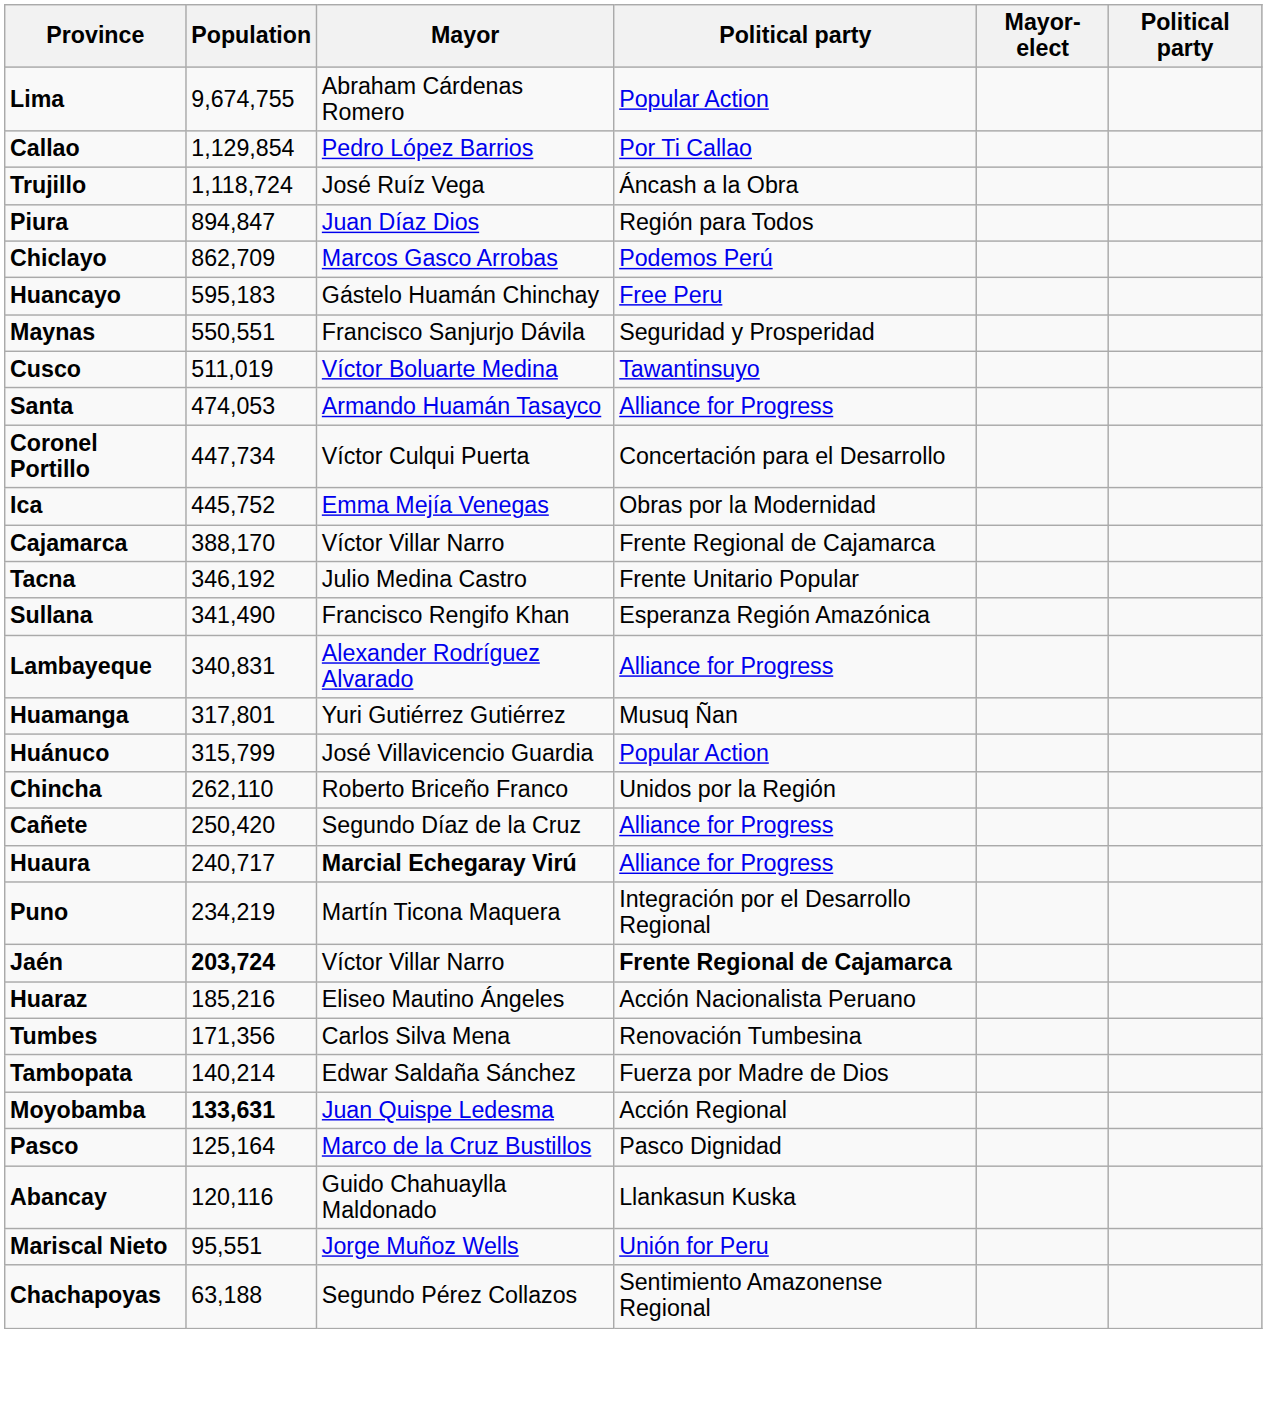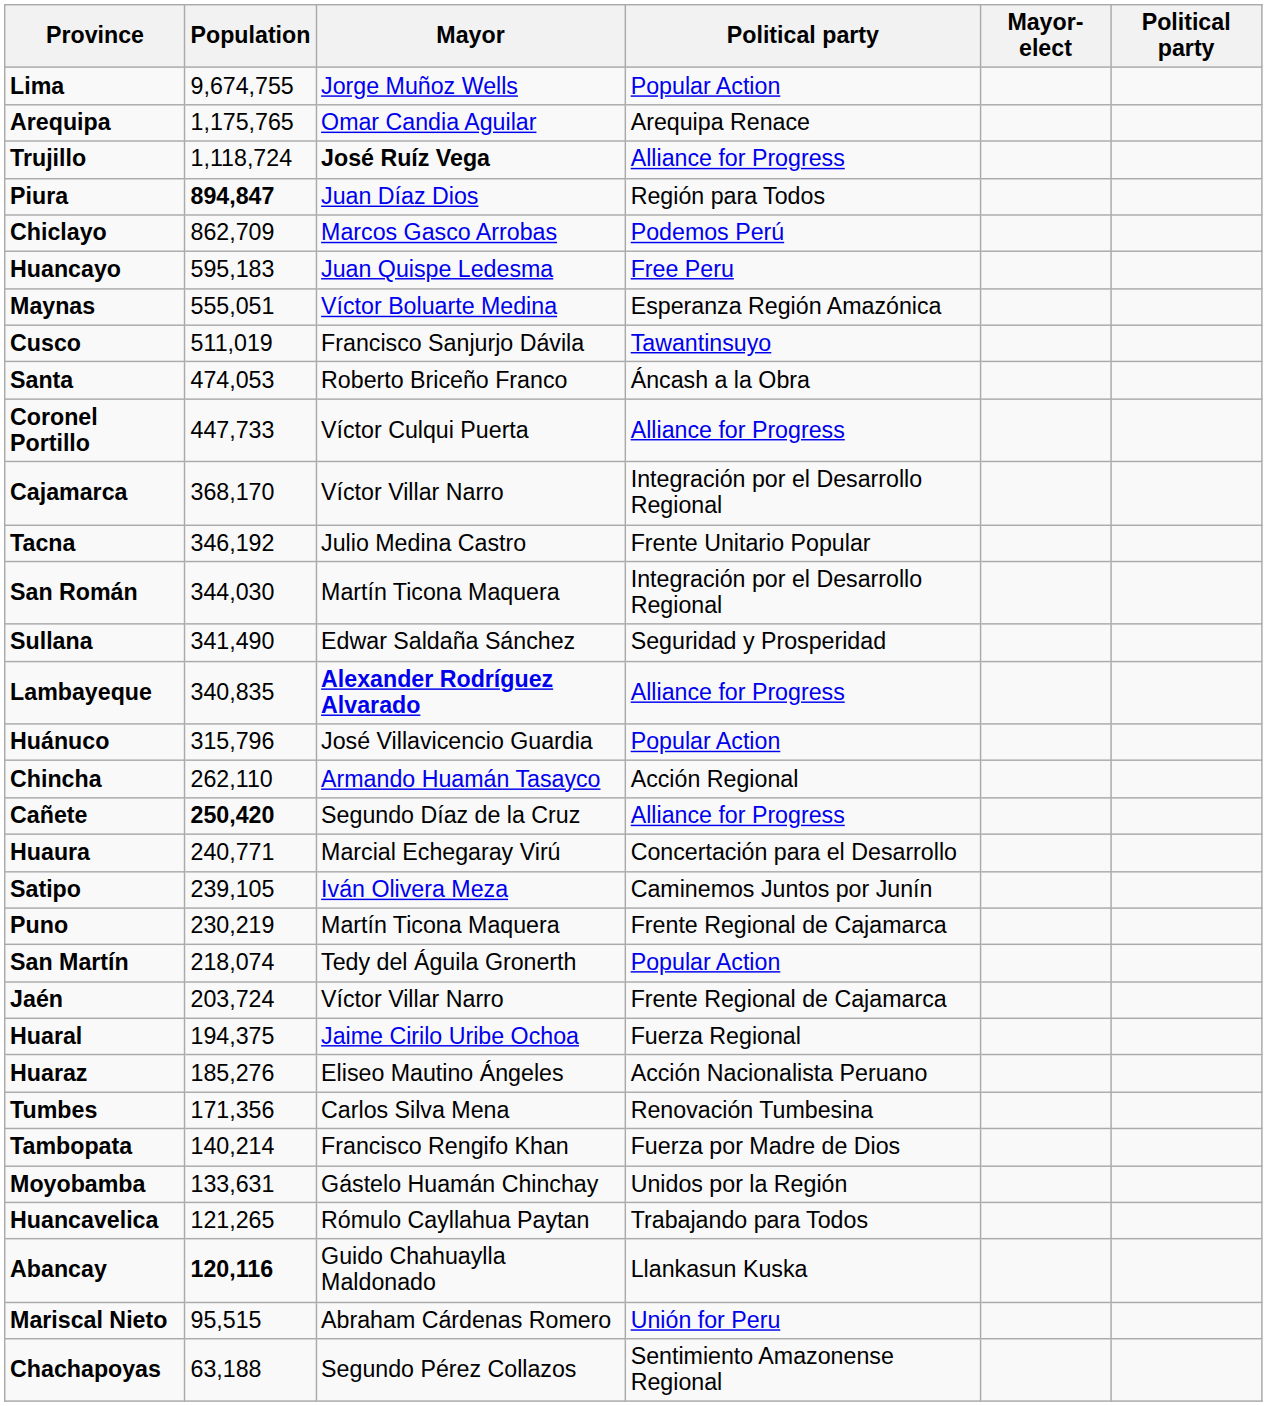(422, 98) Abraham Cárdenas Romero -> (420, 85) Jorge Muñoz Wells
+ row: (60, 122)
- row: (45, 148)
(403, 185) normal -> (406, 159) bold
(709, 185) Áncash a la Obra -> (738, 159) Alliance for Progress
(233, 222) normal -> (232, 196) bold
(460, 295) Gástelo Huamán Chinchay -> (437, 269) Juan Quispe Ledesma
(233, 332) 550,551 -> (232, 306) 555,051
(453, 332) Francisco Sanjurjo Dávila -> (439, 306) Víctor Boluarte Medina
(747, 332) Seguridad y Prosperidad -> (786, 306) Esperanza Región Amazónica
(440, 369) Víctor Boluarte Medina -> (453, 343) Francisco Sanjurjo Dávila
(462, 406) Armando Huamán Tasayco -> (444, 380) Roberto Briceño Franco
(726, 406) Alliance for Progress -> (720, 380) Áncash a la Obra
(233, 456) 447,734 -> (232, 429) 447,733
(782, 456) Concertación para el Desarrollo -> (738, 429) Alliance for Progress
- row: (26, 505)
(233, 542) 388,170 -> (232, 492) 368,170
(777, 542) Frente Regional de Cajamarca -> (776, 492) Integración por el Desarrollo Regional
+ row: (74, 592)
(446, 616) Francisco Rengifo Khan -> (448, 642) Edwar Saldaña Sánchez
(775, 616) Esperanza Región Amazónica -> (758, 642) Seguridad y Prosperidad
(233, 666) 340,831 -> (232, 692) 340,835
(431, 666) normal -> (437, 692) bold
- row: (69, 715)
(233, 752) 315,799 -> (232, 742) 315,796
(445, 789) Roberto Briceño Franco -> (461, 778) Armando Huamán Tasayco
(728, 789) Unidos por la Región -> (715, 778) Acción Regional
(233, 826) normal -> (232, 815) bold
(233, 863) 240,717 -> (232, 852) 240,771
(449, 863) bold -> (441, 852) normal
(726, 863) Alliance for Progress -> (794, 852) Concertación para el Desarrollo
+ row: (46, 889)
(233, 913) 234,219 -> (232, 926) 230,219
(765, 913) Integración por el Desarrollo Regional -> (789, 926) Frente Regional de Cajamarca
+ row: (69, 962)
(233, 962) bold -> (232, 999) normal
(786, 962) bold -> (789, 999) normal
+ row: (46, 1036)
(233, 999) 185,216 -> (232, 1073) 185,276
(449, 1073) Edwar Saldaña Sánchez -> (445, 1146) Francisco Rengifo Khan
(233, 1110) bold -> (232, 1183) normal
(438, 1110) Juan Quispe Ledesma -> (460, 1183) Gástelo Huamán Chinchay
(703, 1110) Acción Regional -> (739, 1183) Unidos por la Región
- row: (44, 1146)
+ row: (84, 1220)
(232, 1196) normal -> (232, 1270) bold
(227, 1246) 95,551 -> (226, 1320) 95,515
(420, 1246) Jorge Muñoz Wells -> (466, 1320) Abraham Cárdenas Romero
